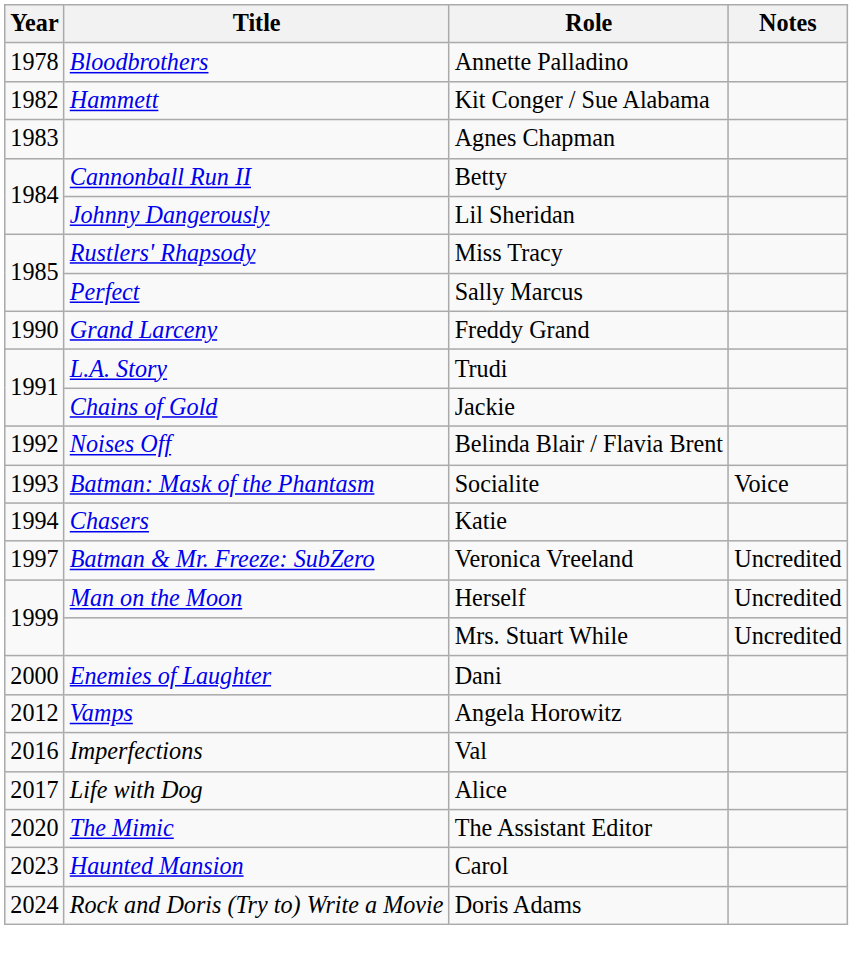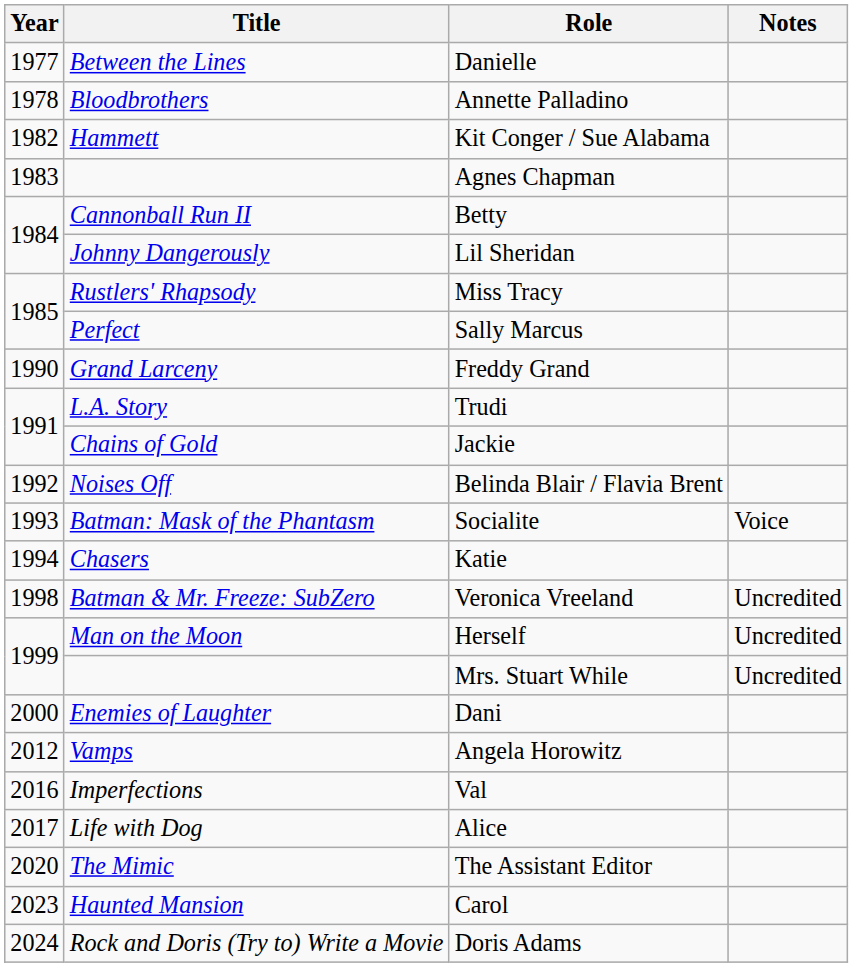+ row: (496, 61)
(34, 560) 1997 -> (34, 598) 1998
